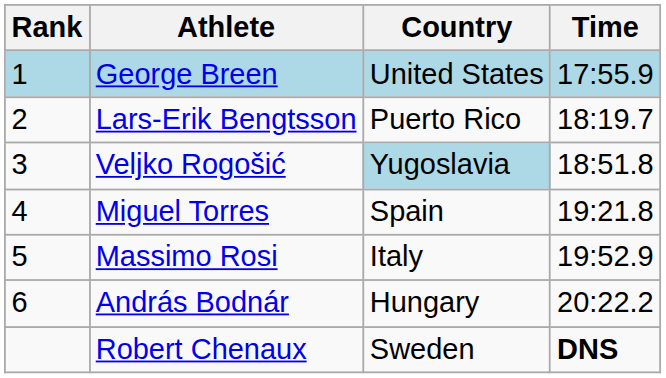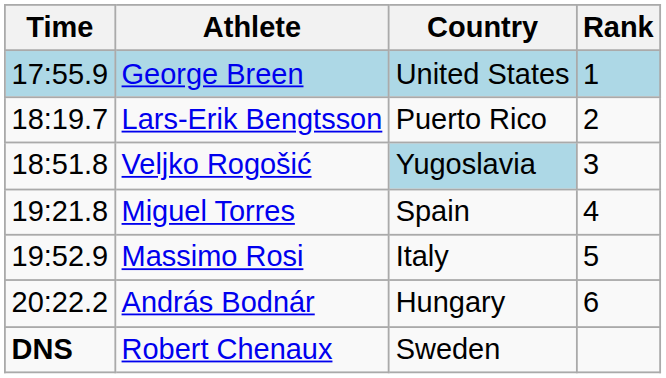columns swapped: (47, 27) <-> (605, 27)
